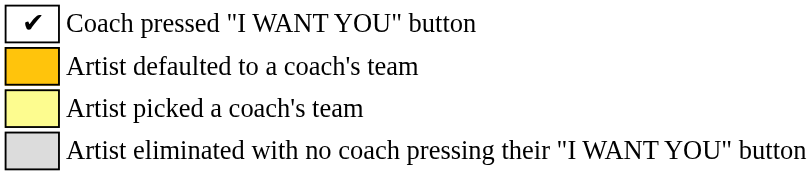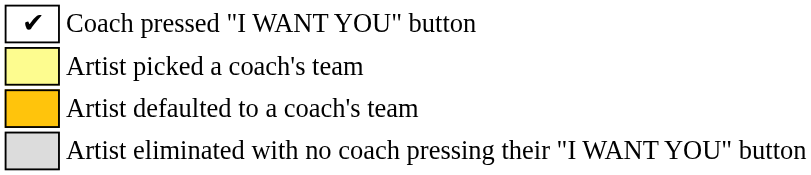rows swapped: (242, 65) <-> (215, 108)
